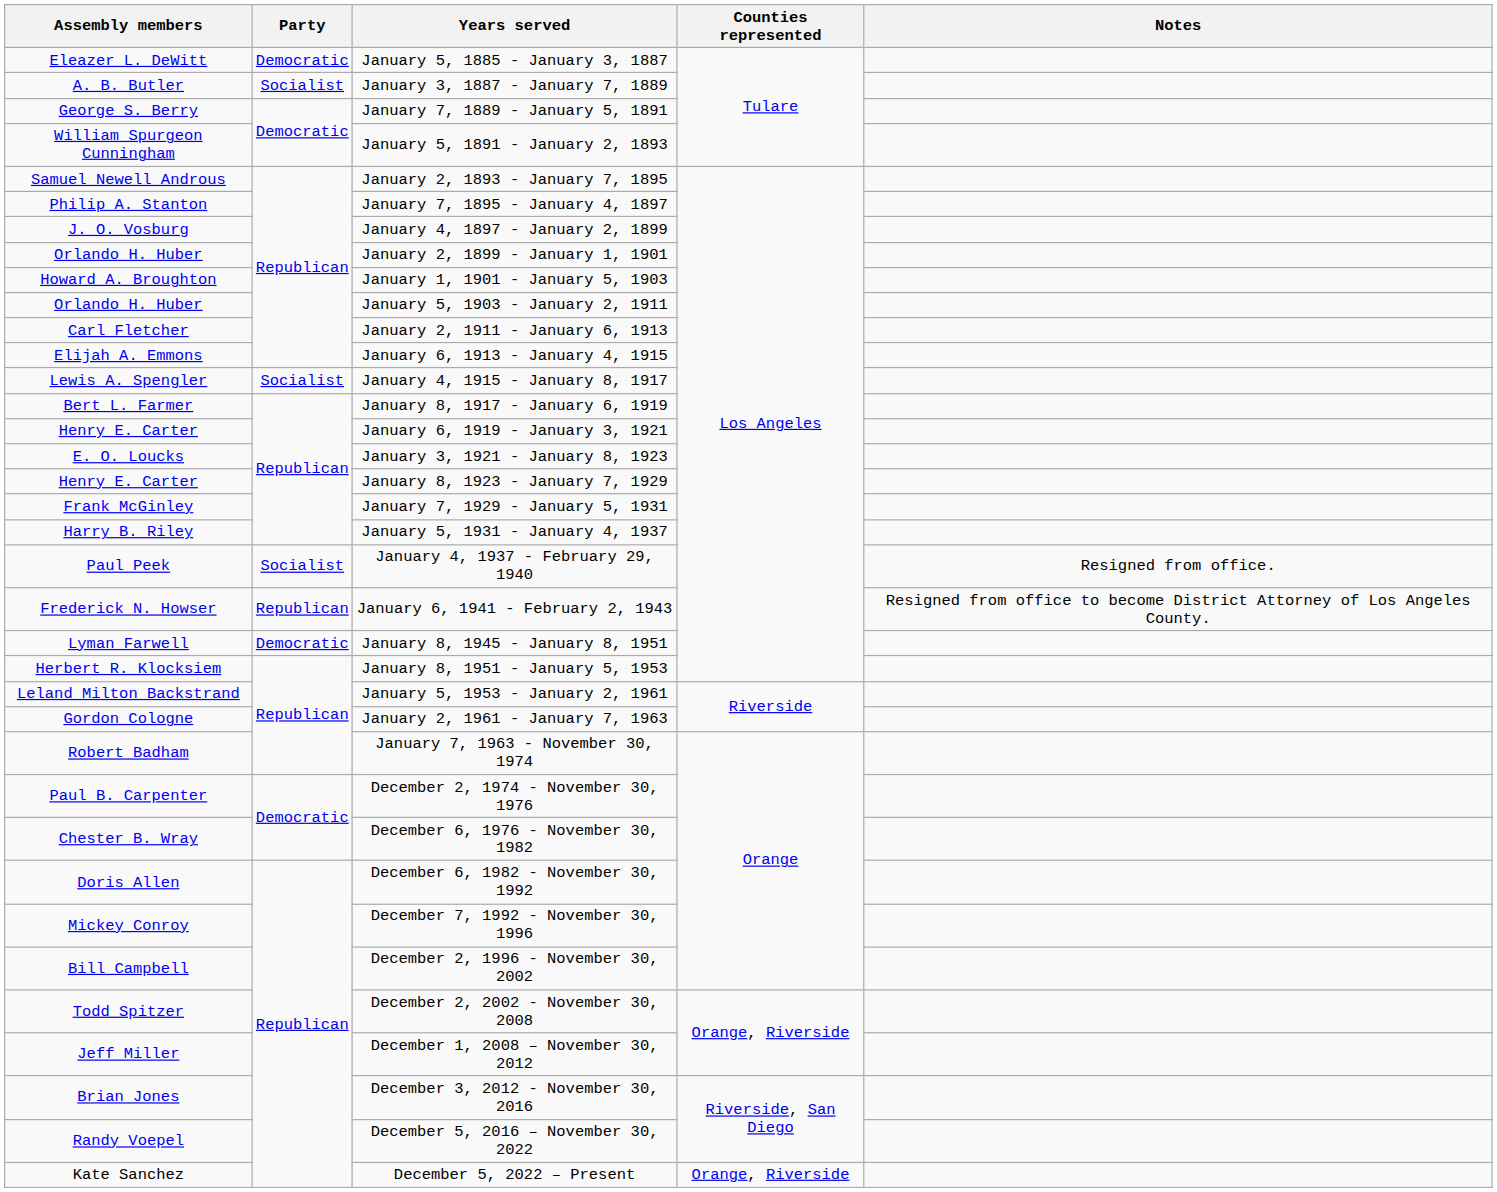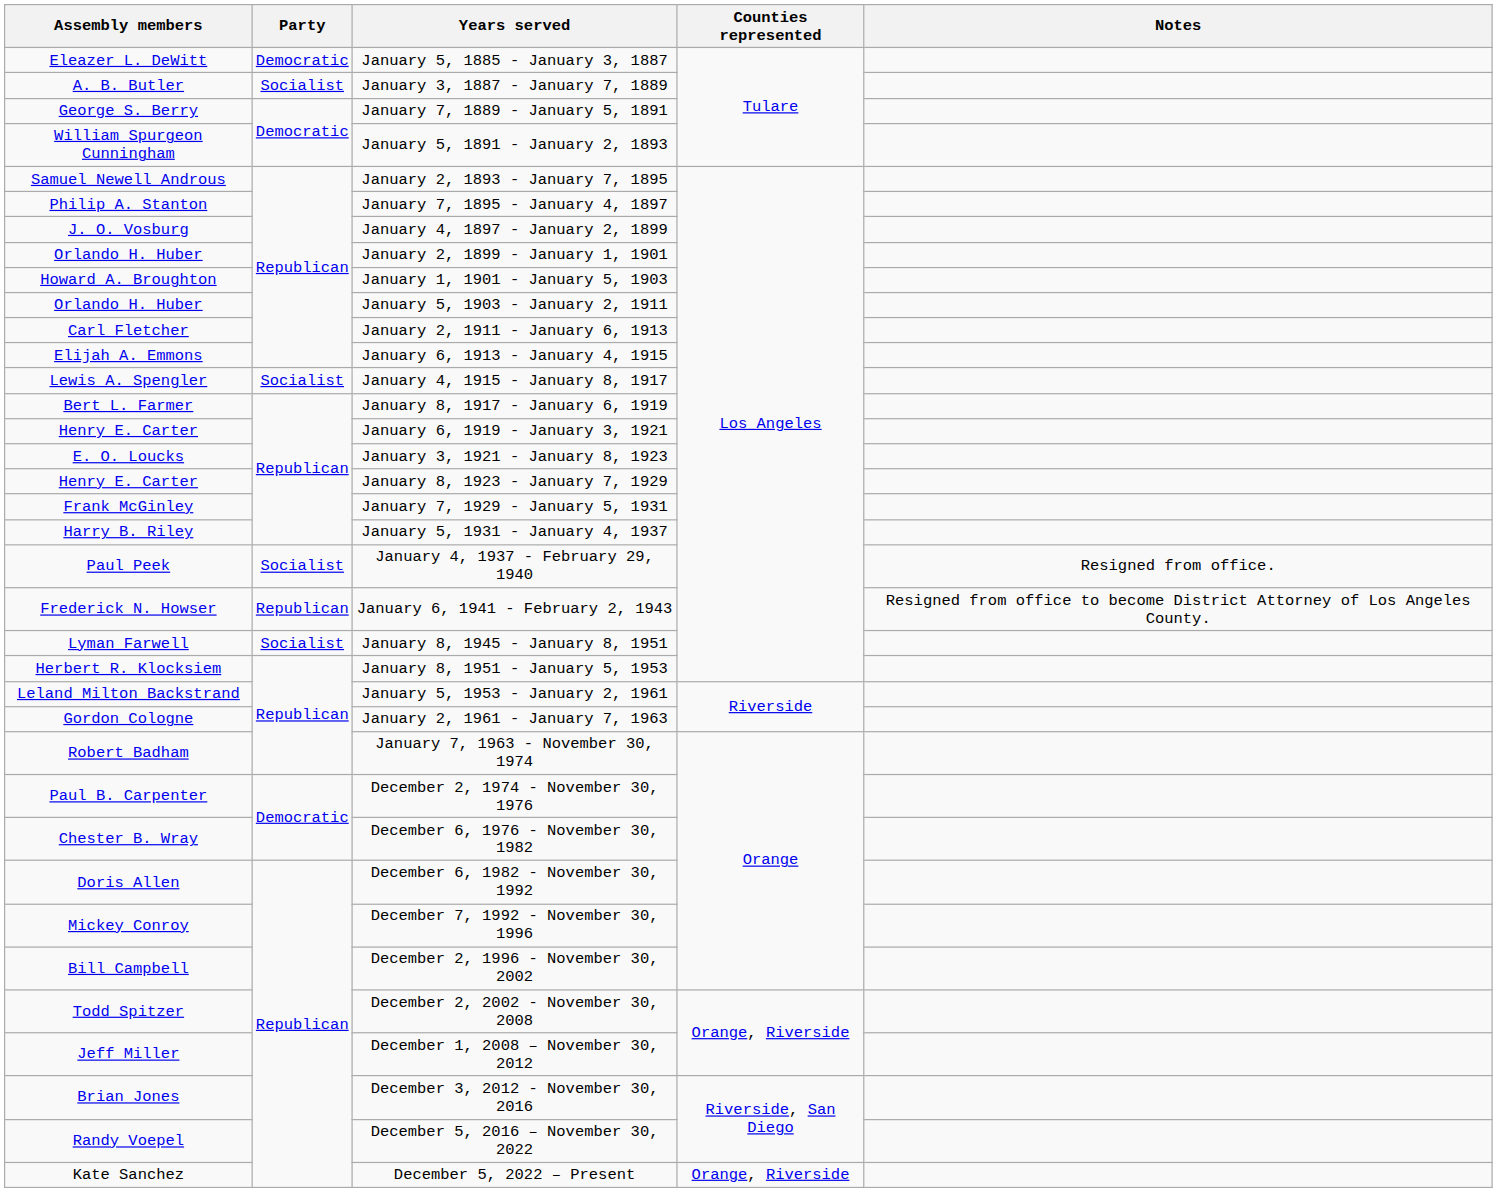(302, 643) Democratic -> (302, 643) Socialist
